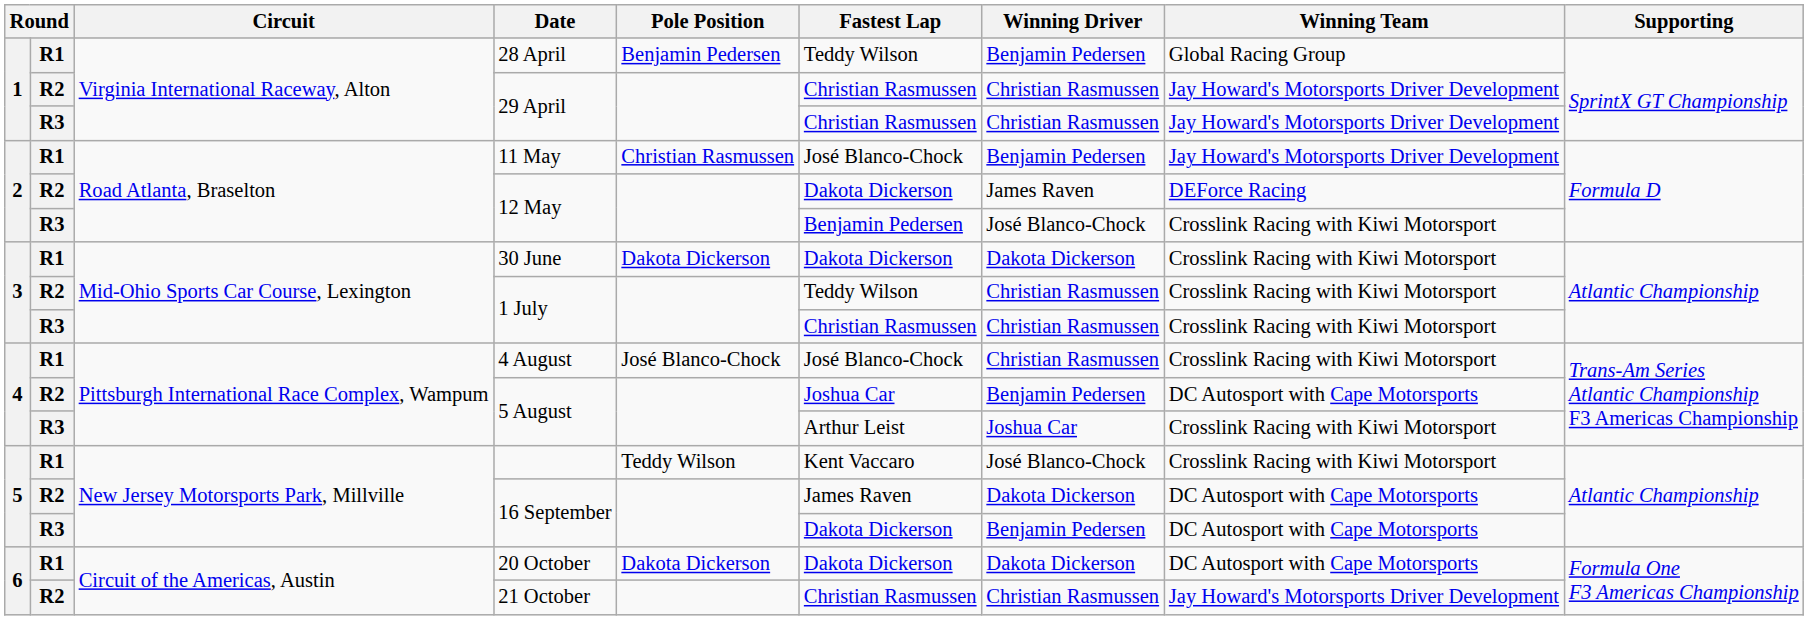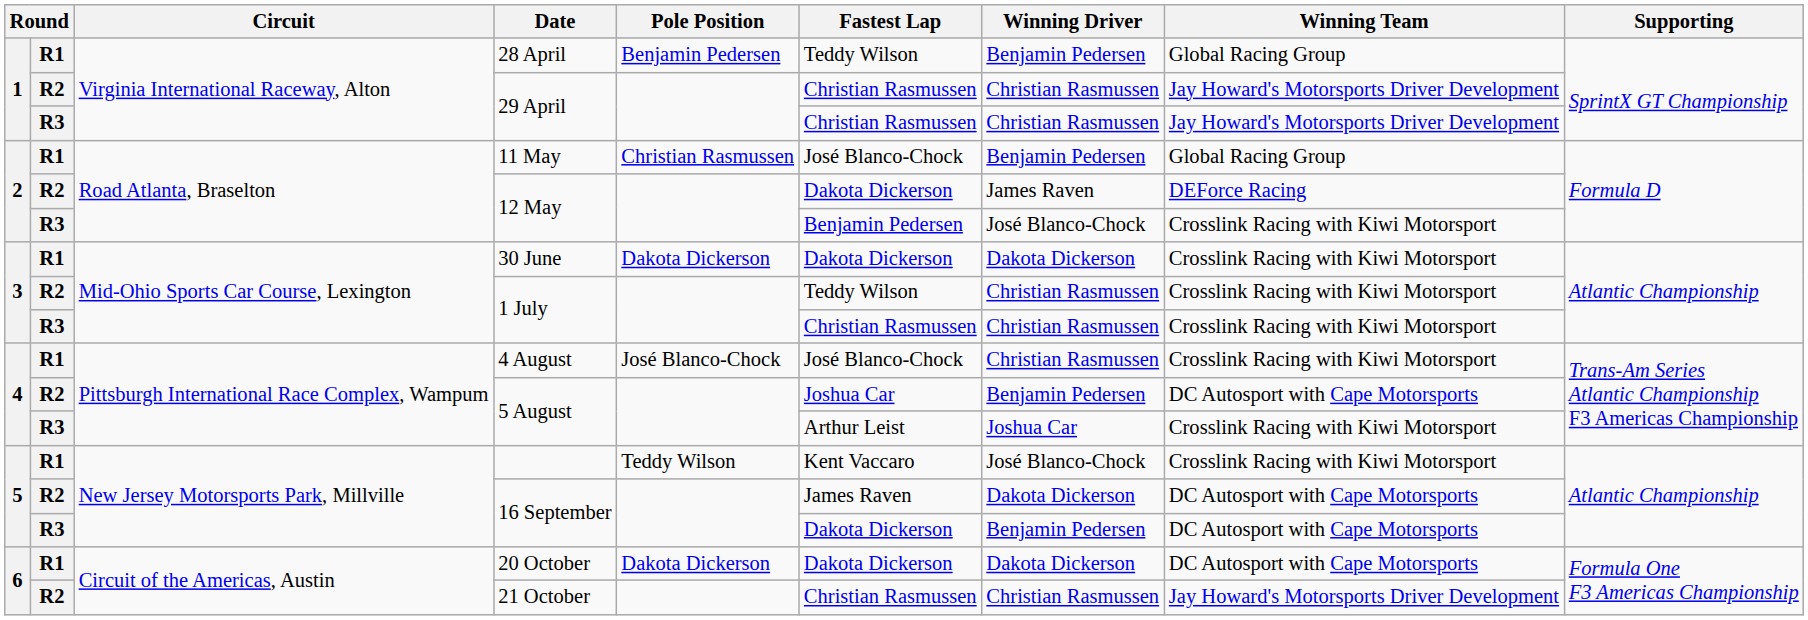(1364, 156) Jay Howard's Motorsports Driver Development -> (1257, 156) Global Racing Group
